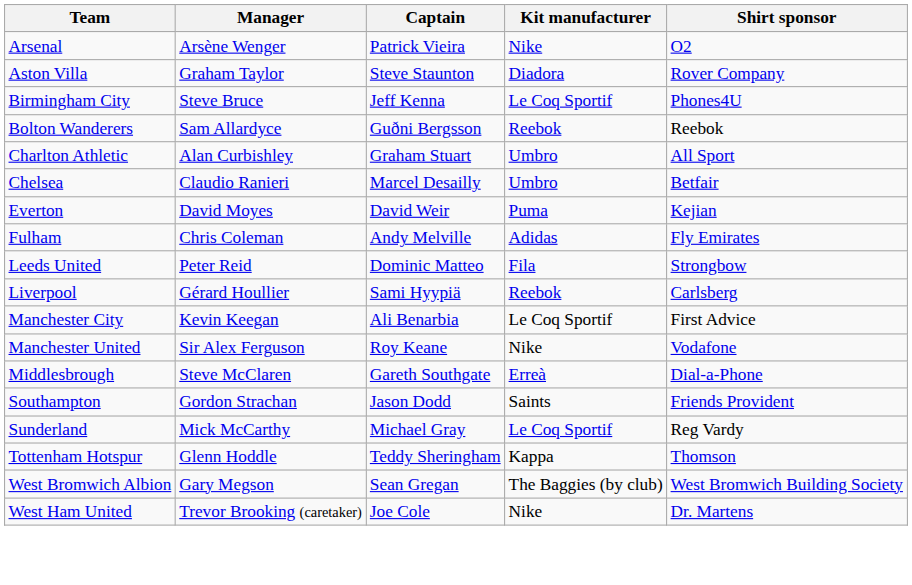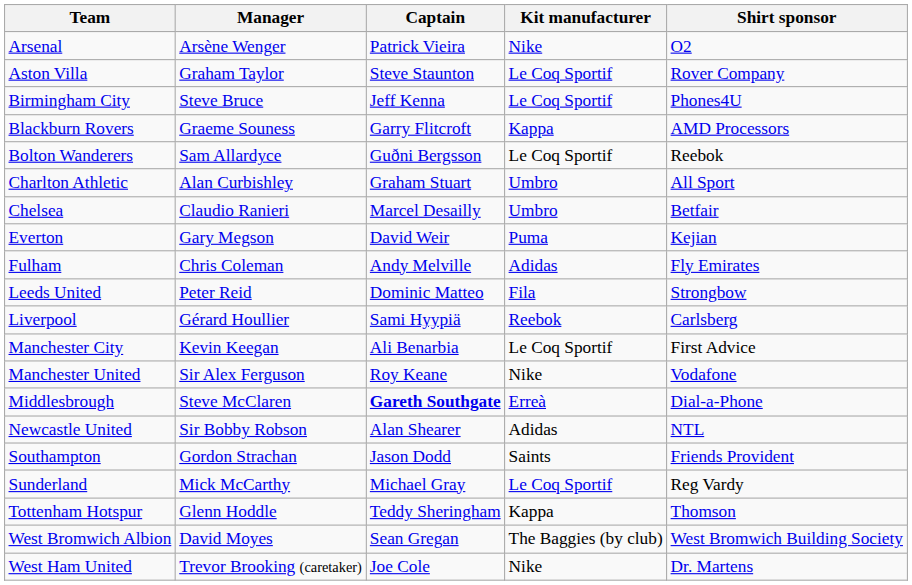(536, 73) Diadora -> (560, 73) Le Coq Sportif
+ row: (71, 127)
(535, 127) Reebok -> (560, 155) Le Coq Sportif
(226, 210) David Moyes -> (227, 237) Gary Megson
(430, 374) normal -> (435, 401) bold
+ row: (70, 429)
(227, 484) Gary Megson -> (226, 538) David Moyes
